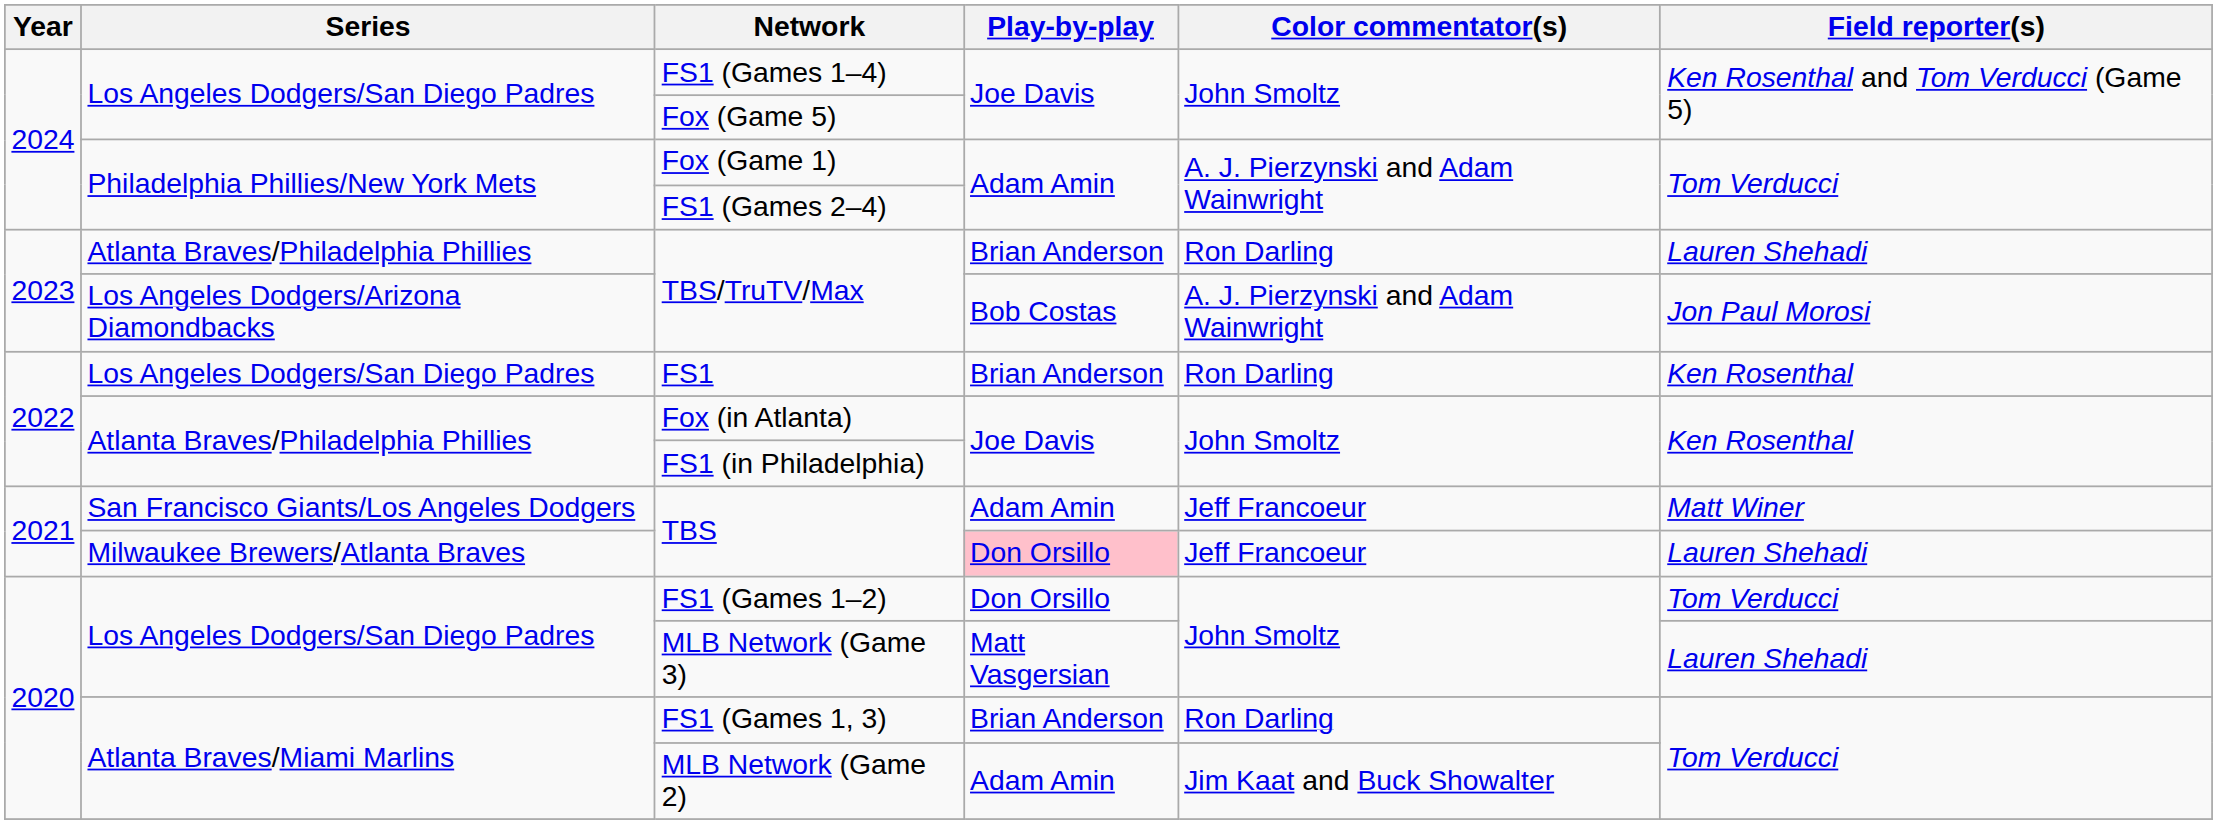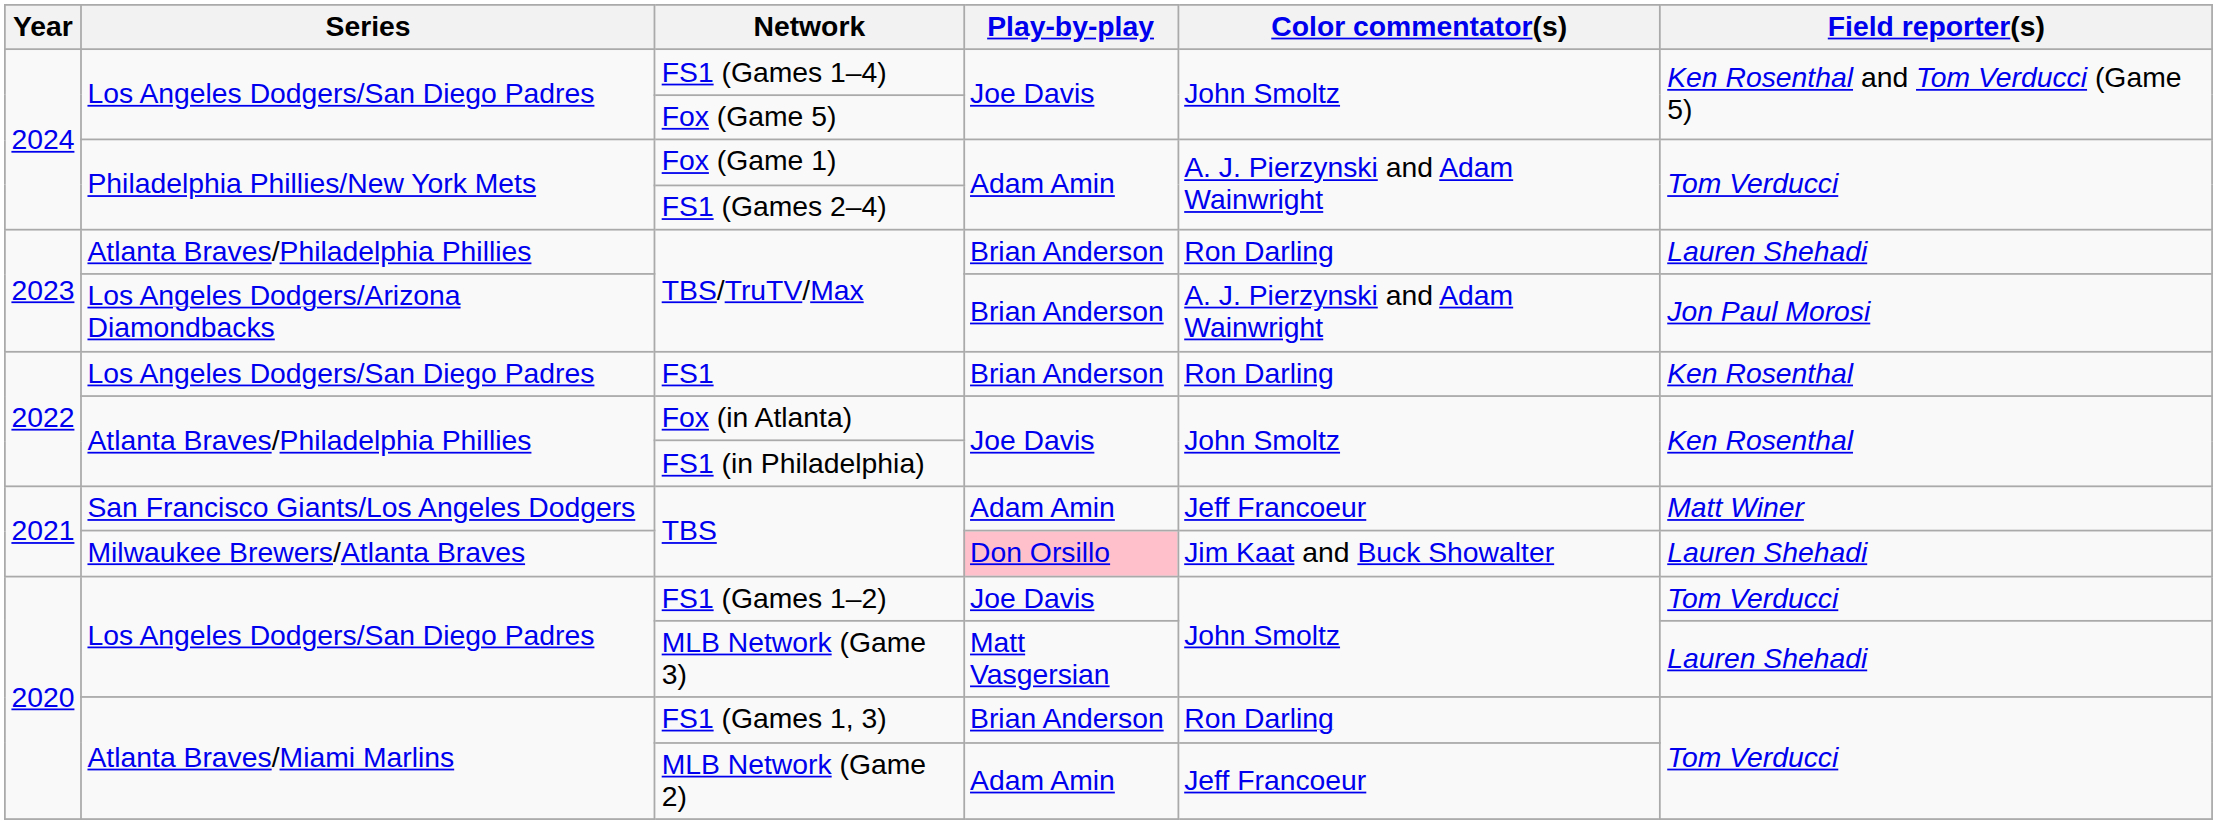(1043, 312) Bob Costas -> (1067, 312) Brian Anderson
(1275, 552) Jeff Francoeur -> (1369, 552) Jim Kaat and Buck Showalter
(1040, 597) Don Orsillo -> (1032, 597) Joe Davis
(1369, 780) Jim Kaat and Buck Showalter -> (1275, 780) Jeff Francoeur
